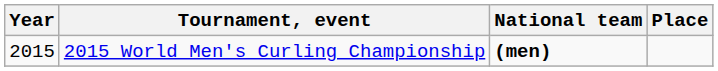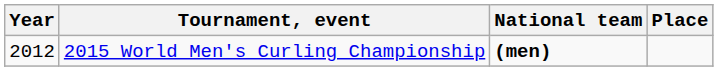(32, 51) 2015 -> (32, 51) 2012
